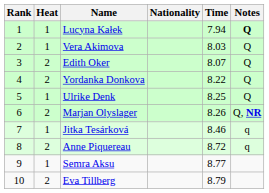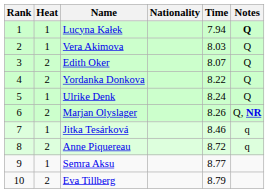(217, 96) 8.25 -> (217, 96) 8.24
